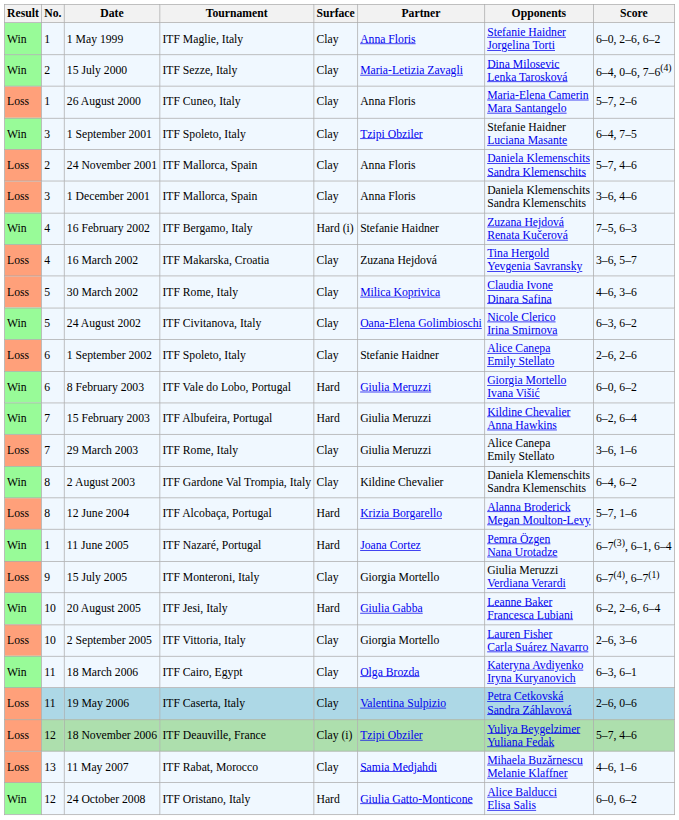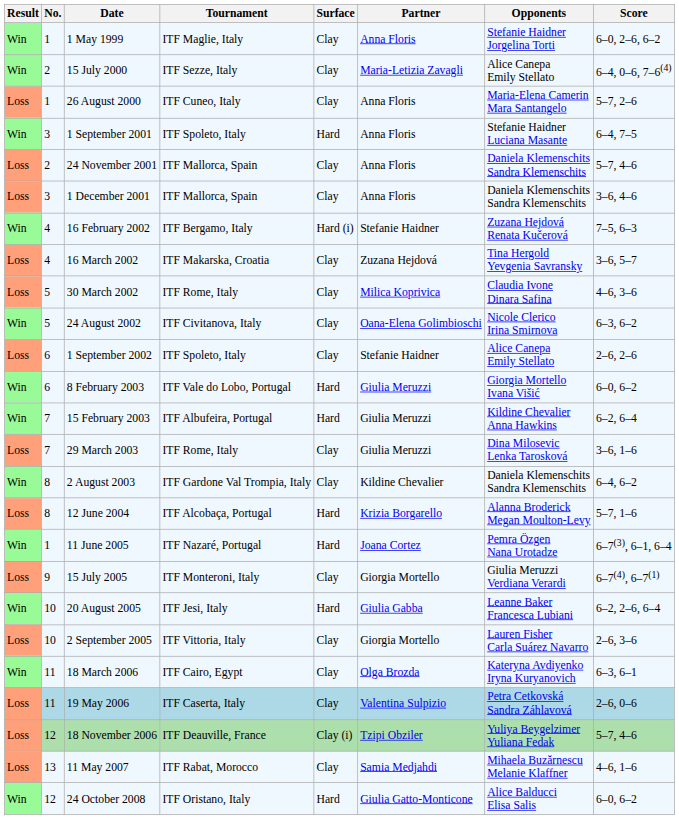(527, 70) Dina Milosevic Lenka Tarosková -> (521, 70) Alice Canepa Emily Stellato
(327, 133) Clay -> (328, 133) Hard
(391, 133) Tzipi Obziler -> (388, 133) Anna Floris
(521, 450) Alice Canepa Emily Stellato -> (527, 450) Dina Milosevic Lenka Tarosková
